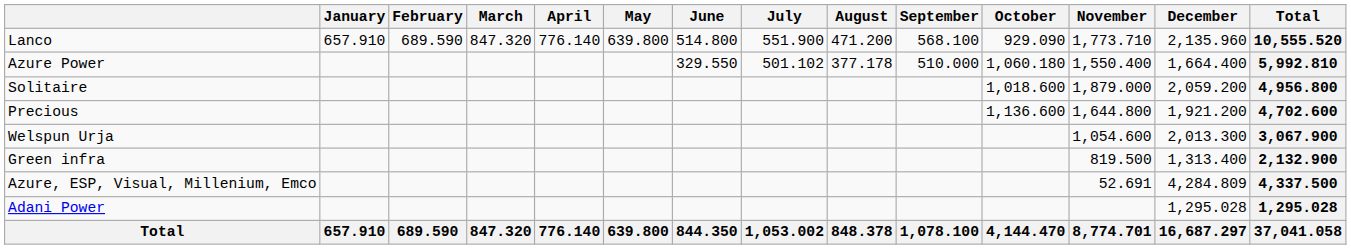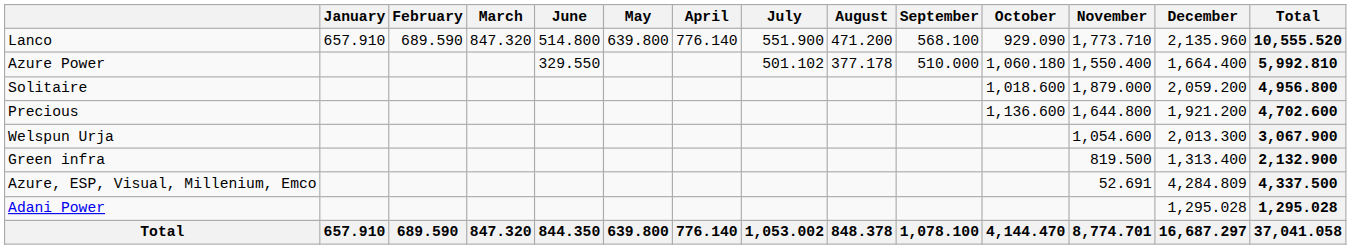columns swapped: (569, 17) <-> (707, 17)
